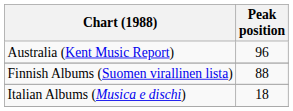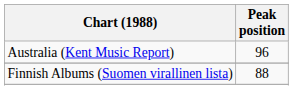- row: (97, 95)
